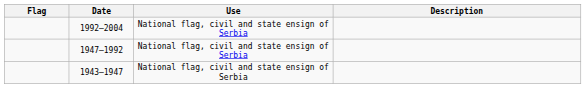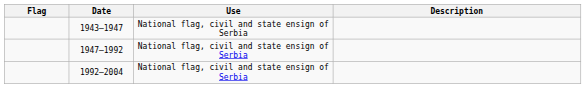rows swapped: (101, 28) <-> (101, 72)
